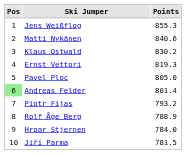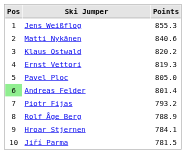(166, 51) 830.2 -> (166, 51) 820.2
(166, 129) 784.0 -> (166, 129) 784.1
